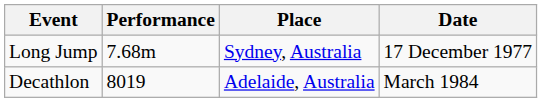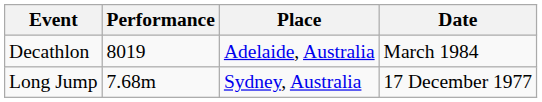rows swapped: (49, 81) <-> (53, 50)
